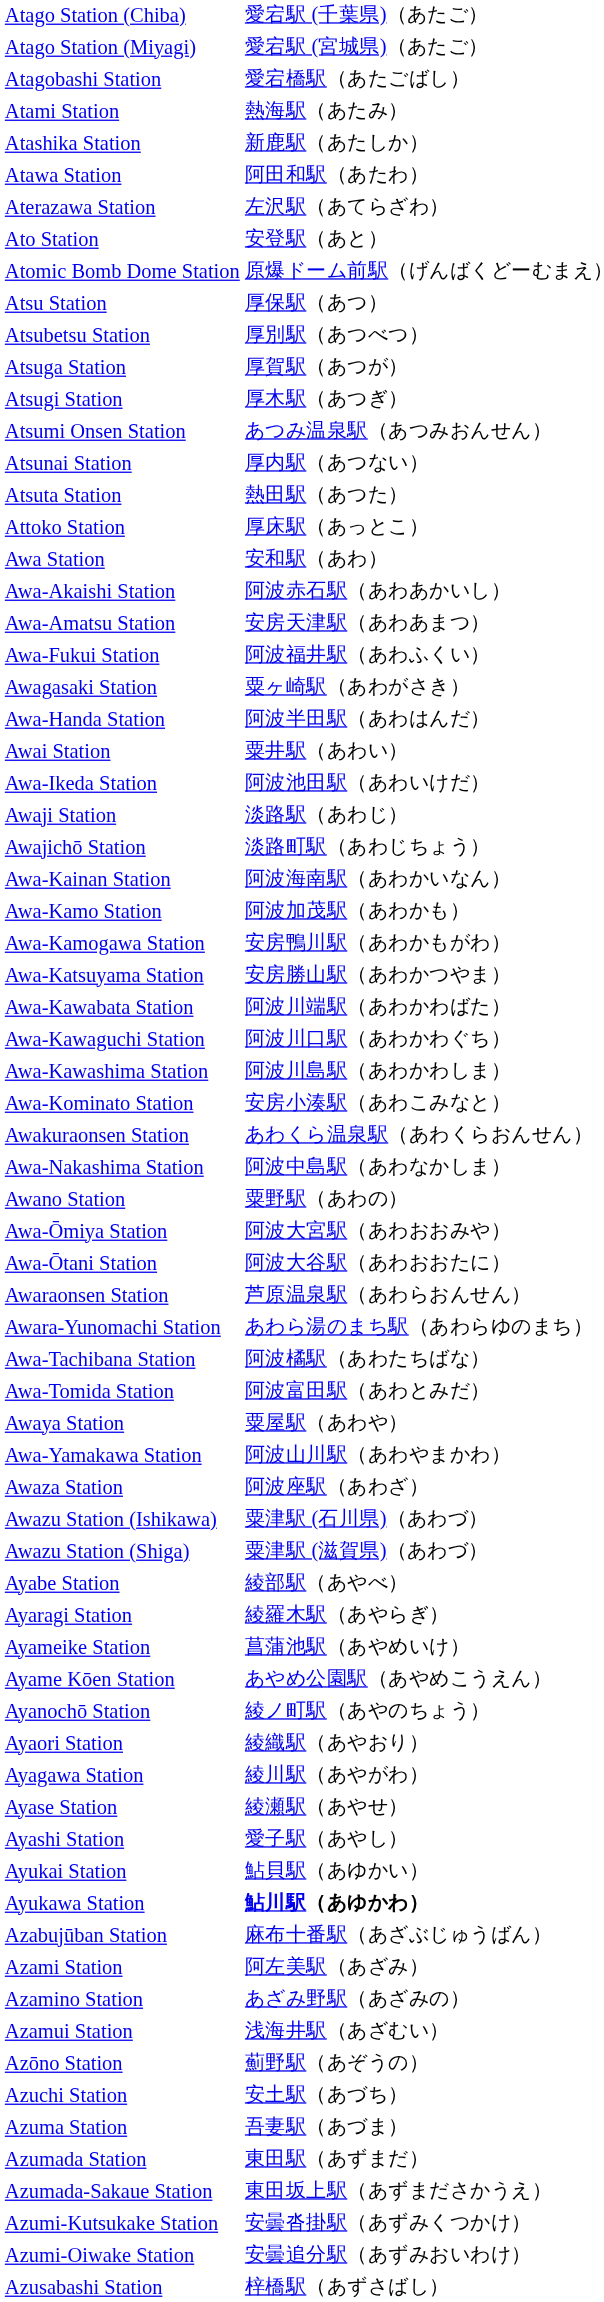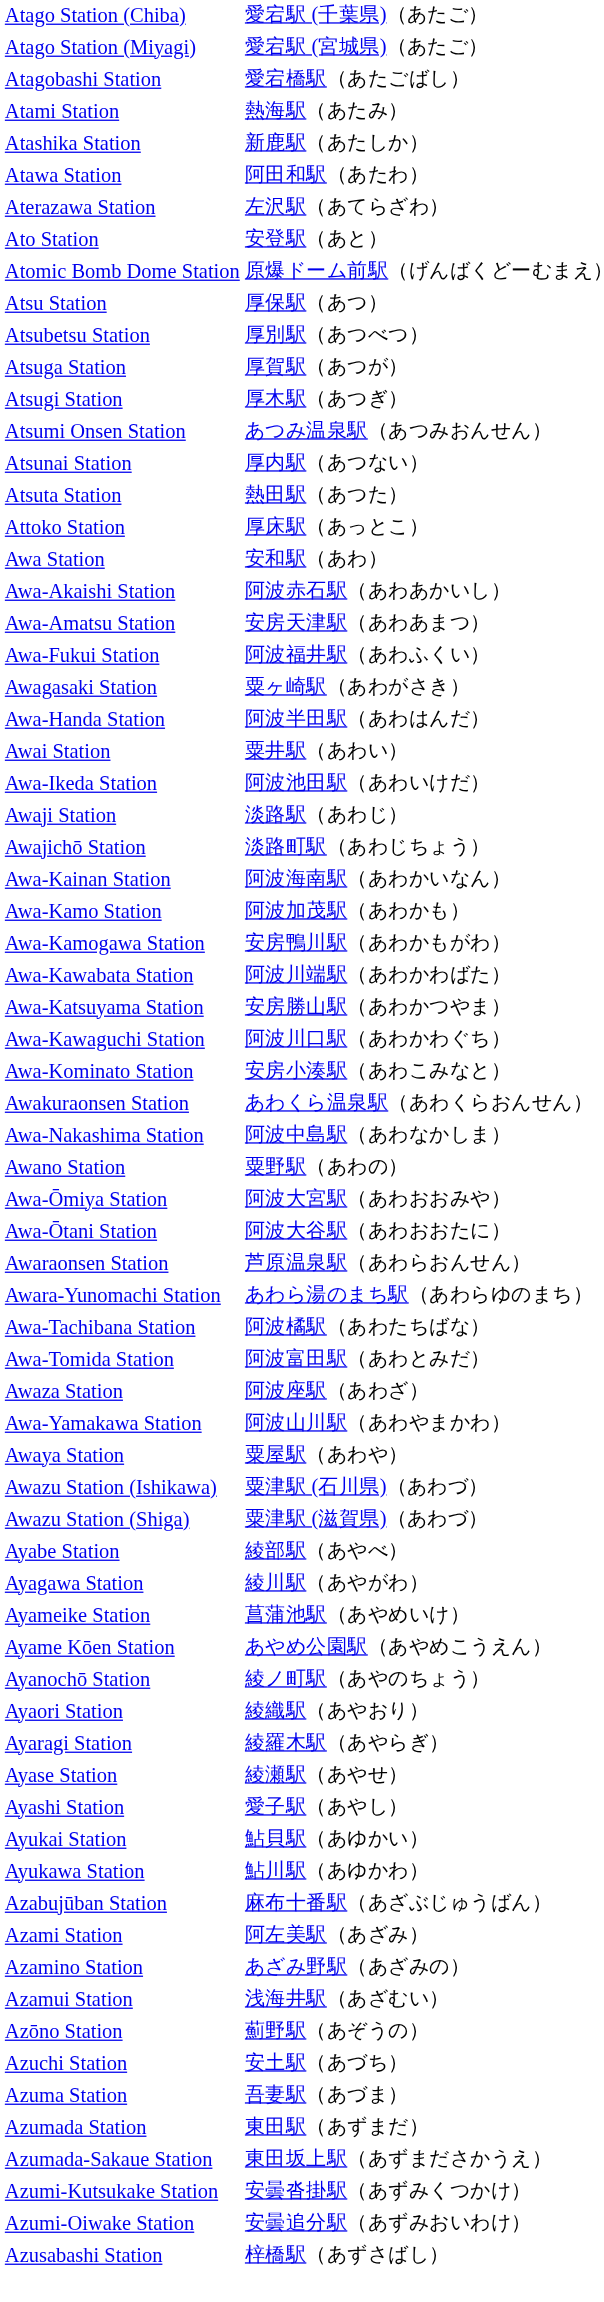rows swapped: (104, 975) <-> (99, 1007)
- row: (107, 1071)
rows swapped: (64, 1423) <-> (64, 1487)
rows swapped: (74, 1775) <-> (68, 1615)
(337, 1902) bold -> (337, 1870) normal
